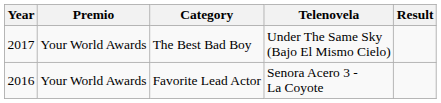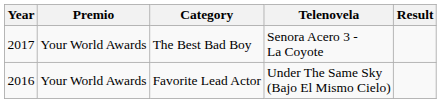(329, 44) Under The Same Sky (Bajo El Mismo Cielo) -> (312, 44) Senora Acero 3 - La Coyote
(312, 80) Senora Acero 3 - La Coyote -> (329, 80) Under The Same Sky (Bajo El Mismo Cielo)
